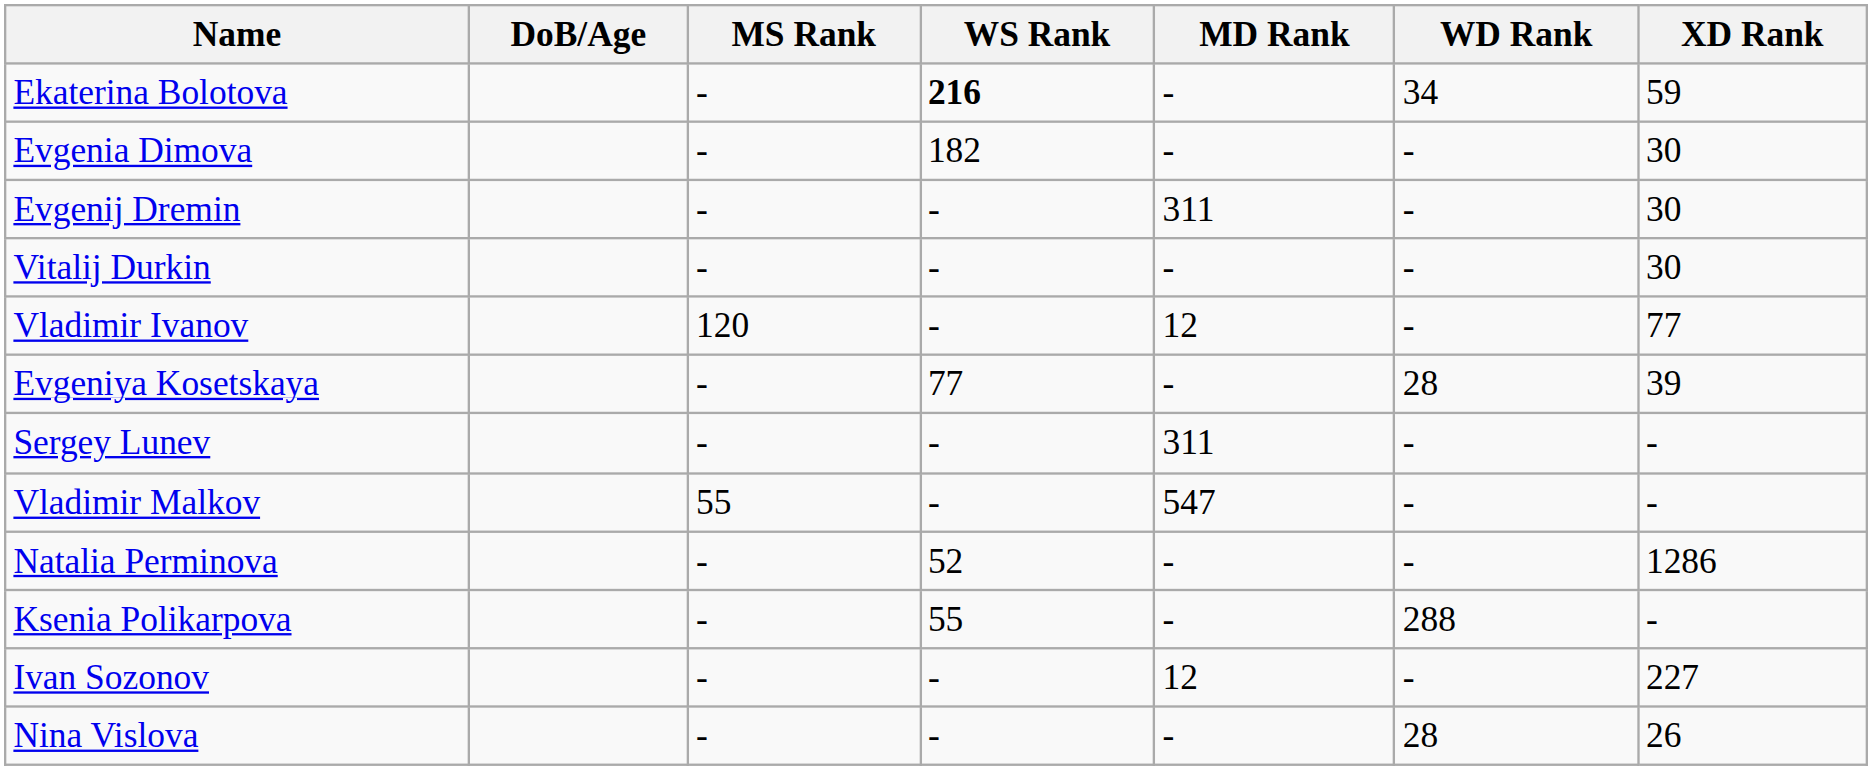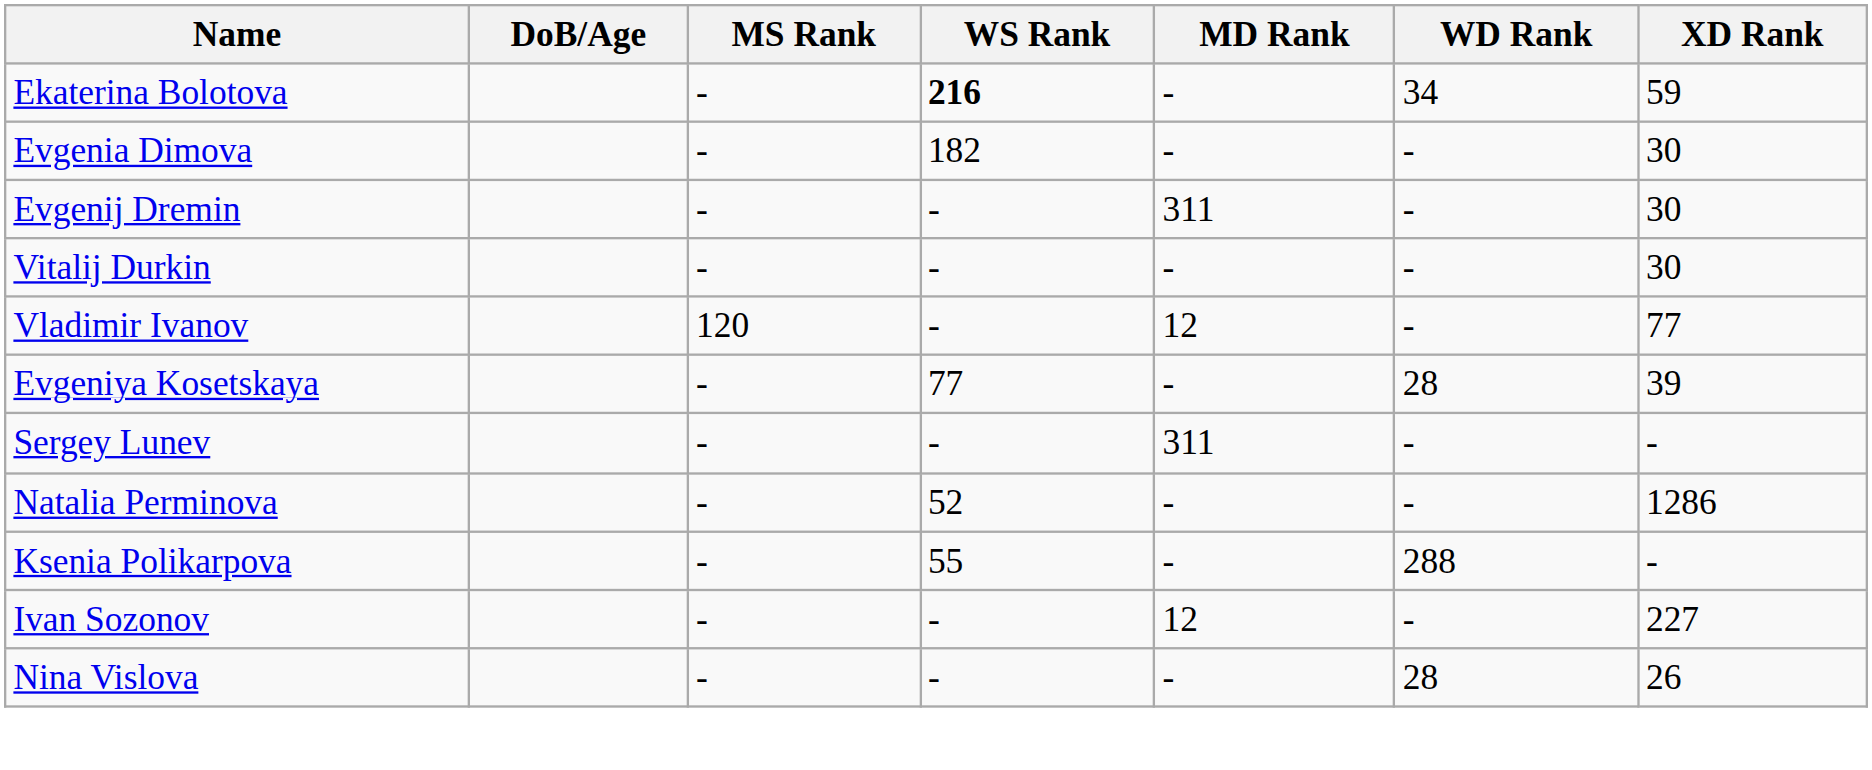- row: (137, 501)
